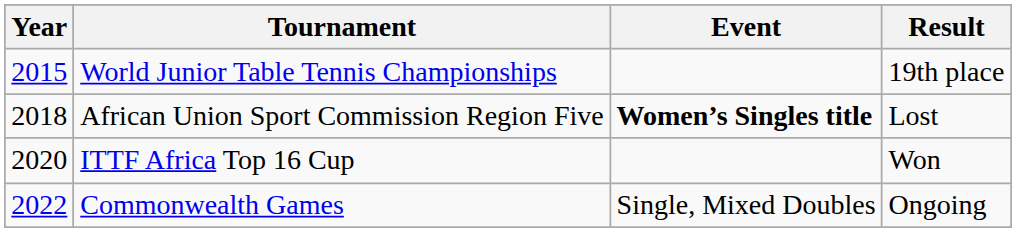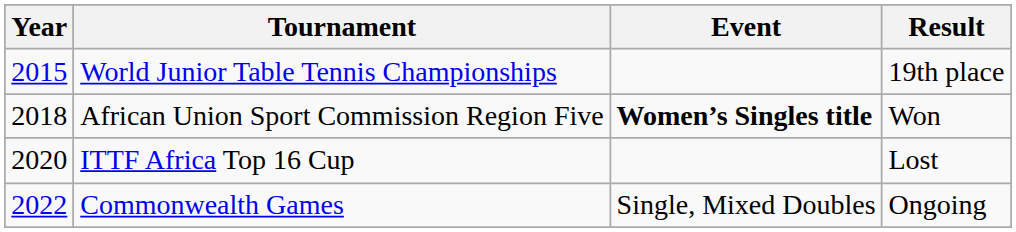(913, 115) Lost -> (915, 115) Won
(915, 159) Won -> (913, 159) Lost
